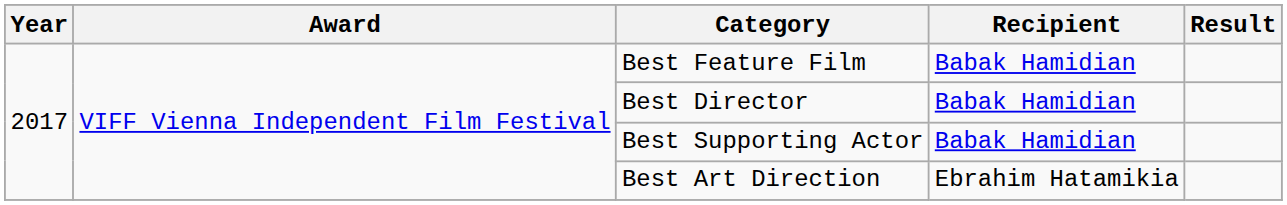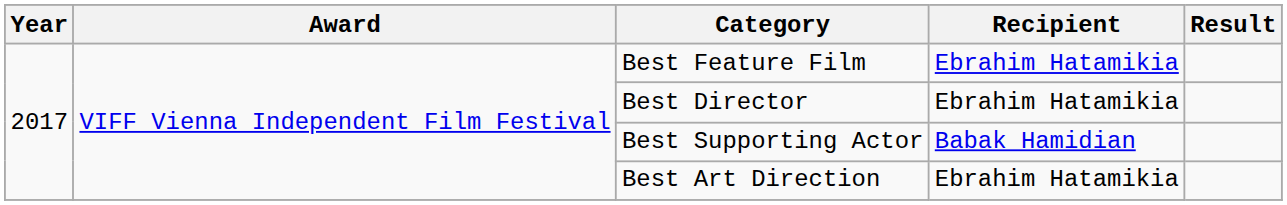(1035, 63) Babak Hamidian -> (1057, 63) Ebrahim Hatamikia
(1035, 102) Babak Hamidian -> (1057, 102) Ebrahim Hatamikia
